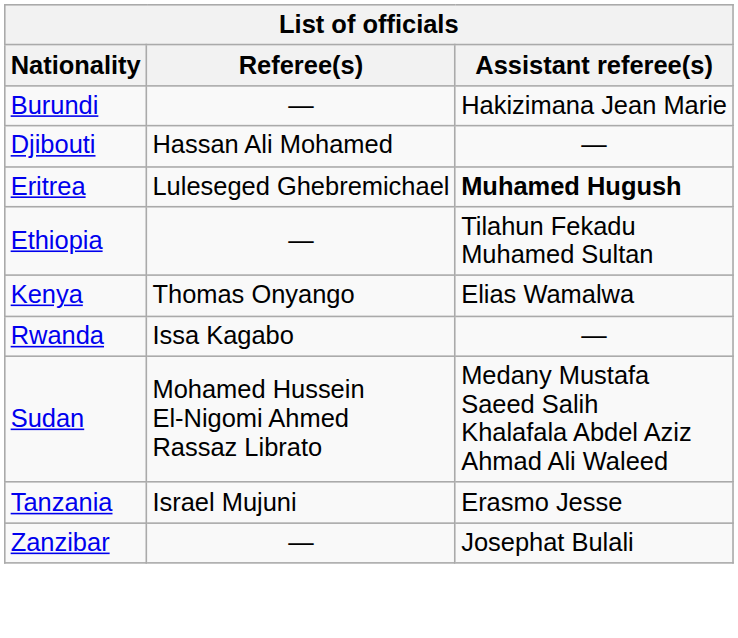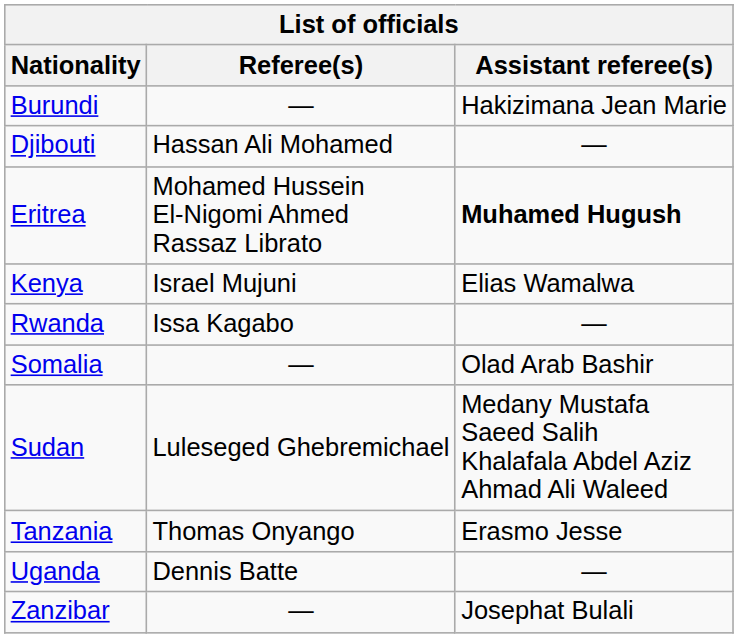(301, 186) Luleseged Ghebremichael -> (258, 214) Mohamed Hussein El-Nigomi Ahmed Rassaz Librato
- row: (57, 240)
(254, 295) Thomas Onyango -> (225, 283) Israel Mujuni
+ row: (57, 364)
(258, 418) Mohamed Hussein El-Nigomi Ahmed Rassaz Librato -> (301, 447) Luleseged Ghebremichael
(225, 502) Israel Mujuni -> (254, 530) Thomas Onyango
+ row: (55, 571)
